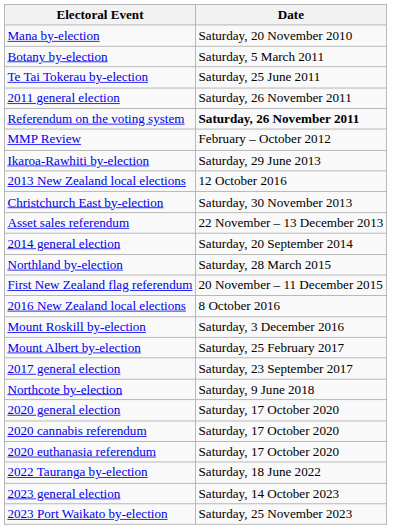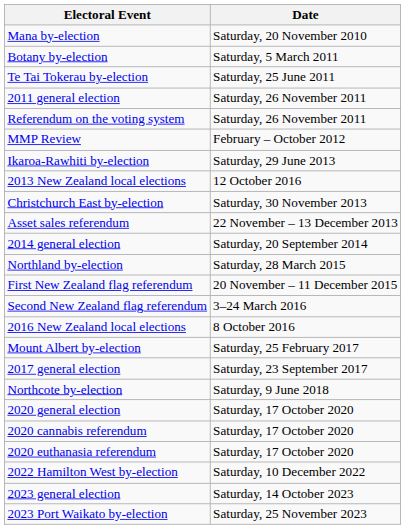(279, 118) bold -> (290, 118) normal
+ row: (107, 306)
- row: (77, 327)
- row: (78, 472)
+ row: (93, 472)
